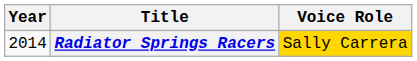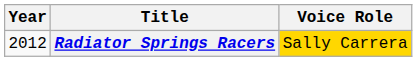(28, 44) 2014 -> (28, 44) 2012
